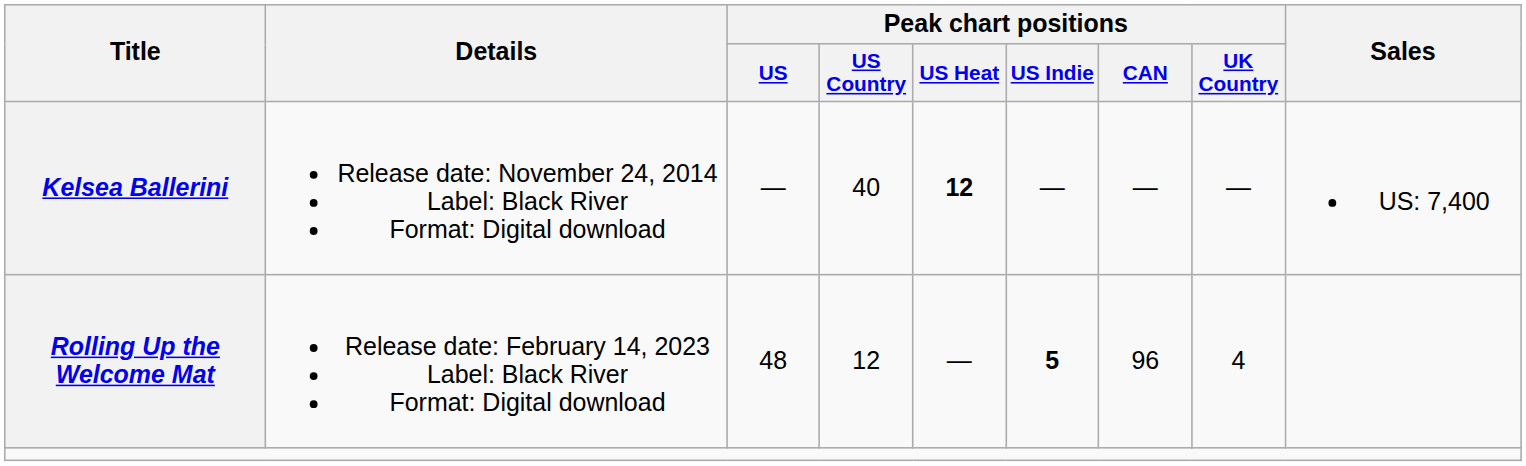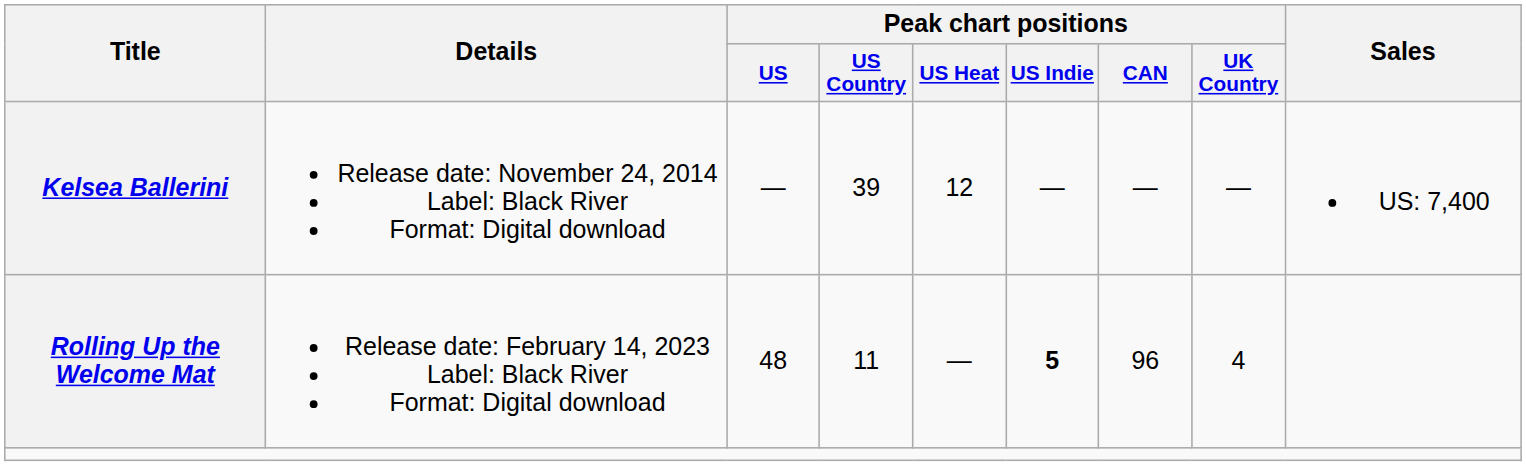(866, 187) 40 -> (866, 187) 39
(959, 187) bold -> (959, 187) normal
(866, 361) 12 -> (866, 361) 11
